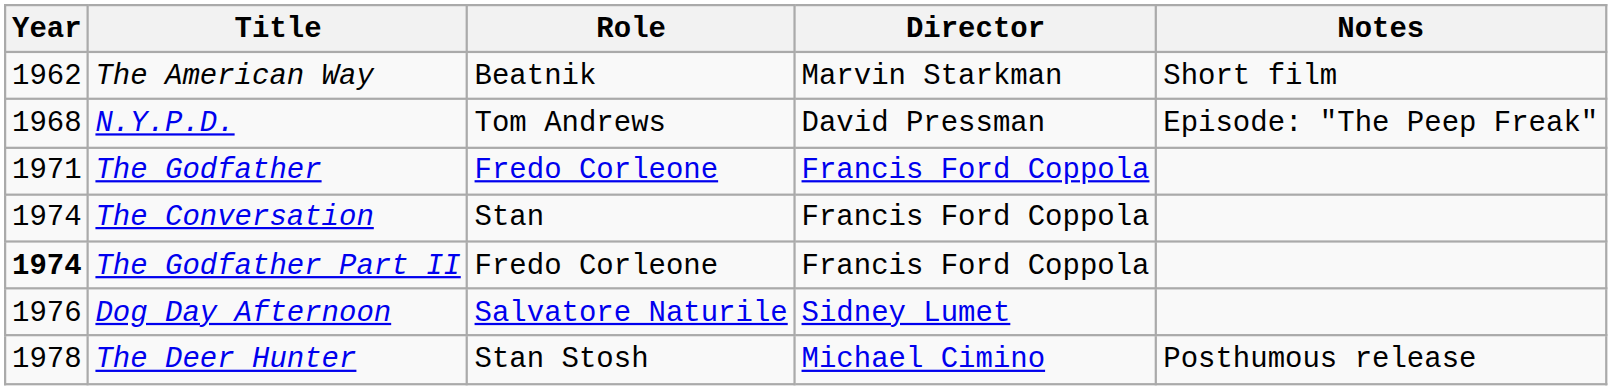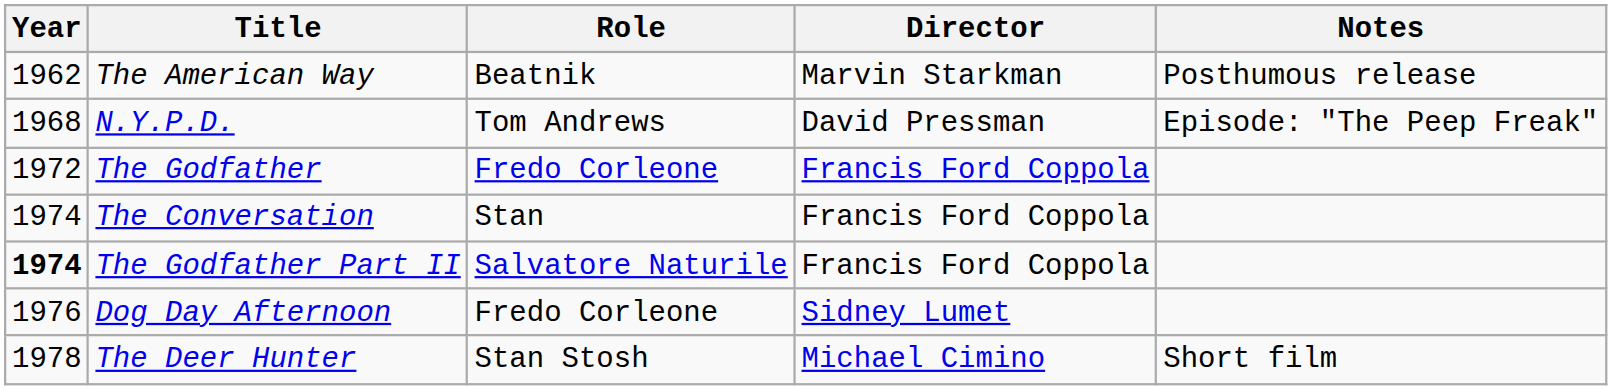(1250, 76) Short film -> (1320, 76) Posthumous release
(47, 170) 1971 -> (47, 170) 1972
(596, 265) Fredo Corleone -> (631, 265) Salvatore Naturile
(631, 312) Salvatore Naturile -> (596, 312) Fredo Corleone
(1320, 359) Posthumous release -> (1250, 359) Short film
